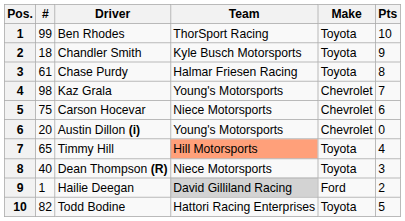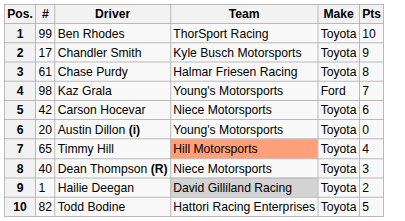(45, 53) 18 -> (45, 53) 17
(347, 91) Chevrolet -> (333, 91) Ford
(45, 110) 75 -> (45, 110) 42
(347, 110) Chevrolet -> (339, 110) Toyota
(347, 130) Chevrolet -> (339, 130) Toyota
(333, 187) Ford -> (339, 187) Toyota
